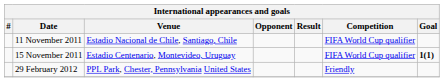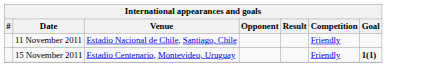(370, 41) FIFA World Cup qualifier -> (326, 41) Friendly
(370, 55) FIFA World Cup qualifier -> (326, 55) Friendly
- row: (46, 70)
